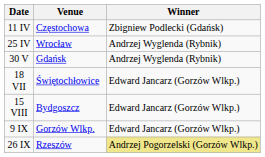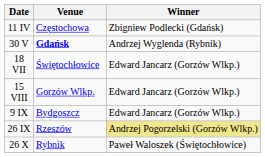- row: (19, 43)
(51, 59) normal -> (53, 43) bold
(58, 107) Bydgoszcz -> (65, 92) Gorzów Wlkp.
(65, 129) Gorzów Wlkp. -> (58, 113) Bydgoszcz
+ row: (19, 144)
